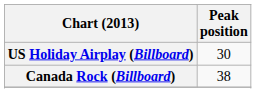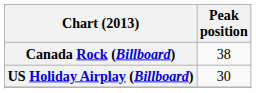rows swapped: (101, 76) <-> (101, 53)
